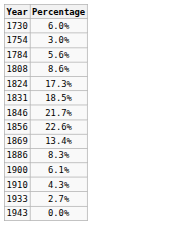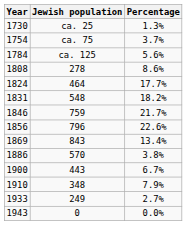+ column: (77, 12)
(59, 26) 6.0% -> (153, 26) 1.3%
(59, 40) 3.0% -> (153, 40) 3.7%
(59, 84) 17.3% -> (153, 84) 17.7%
(59, 98) 18.5% -> (153, 98) 18.2%
(59, 156) 8.3% -> (153, 156) 3.8%
(59, 170) 6.1% -> (153, 170) 6.7%
(59, 184) 4.3% -> (153, 184) 7.9%
